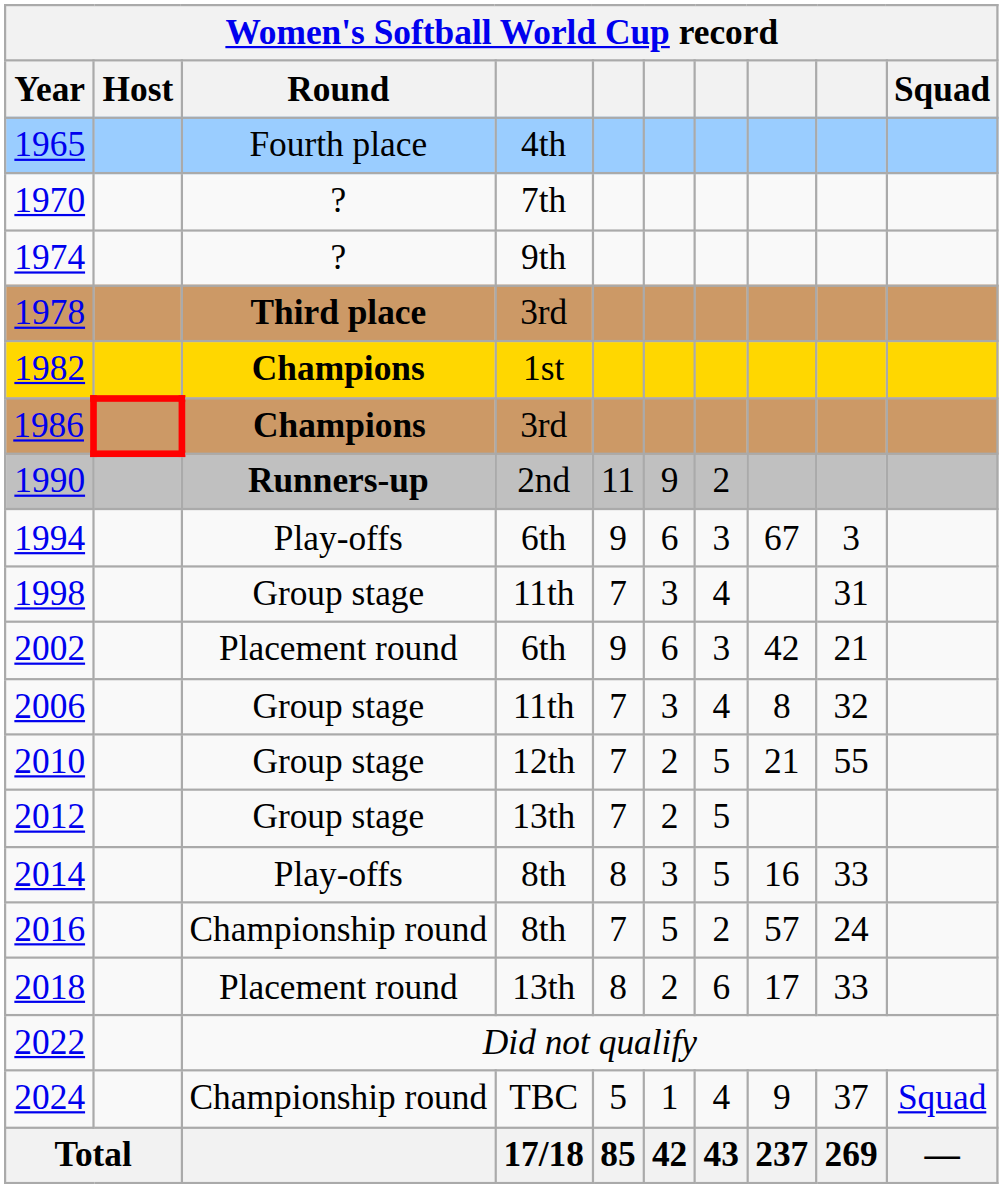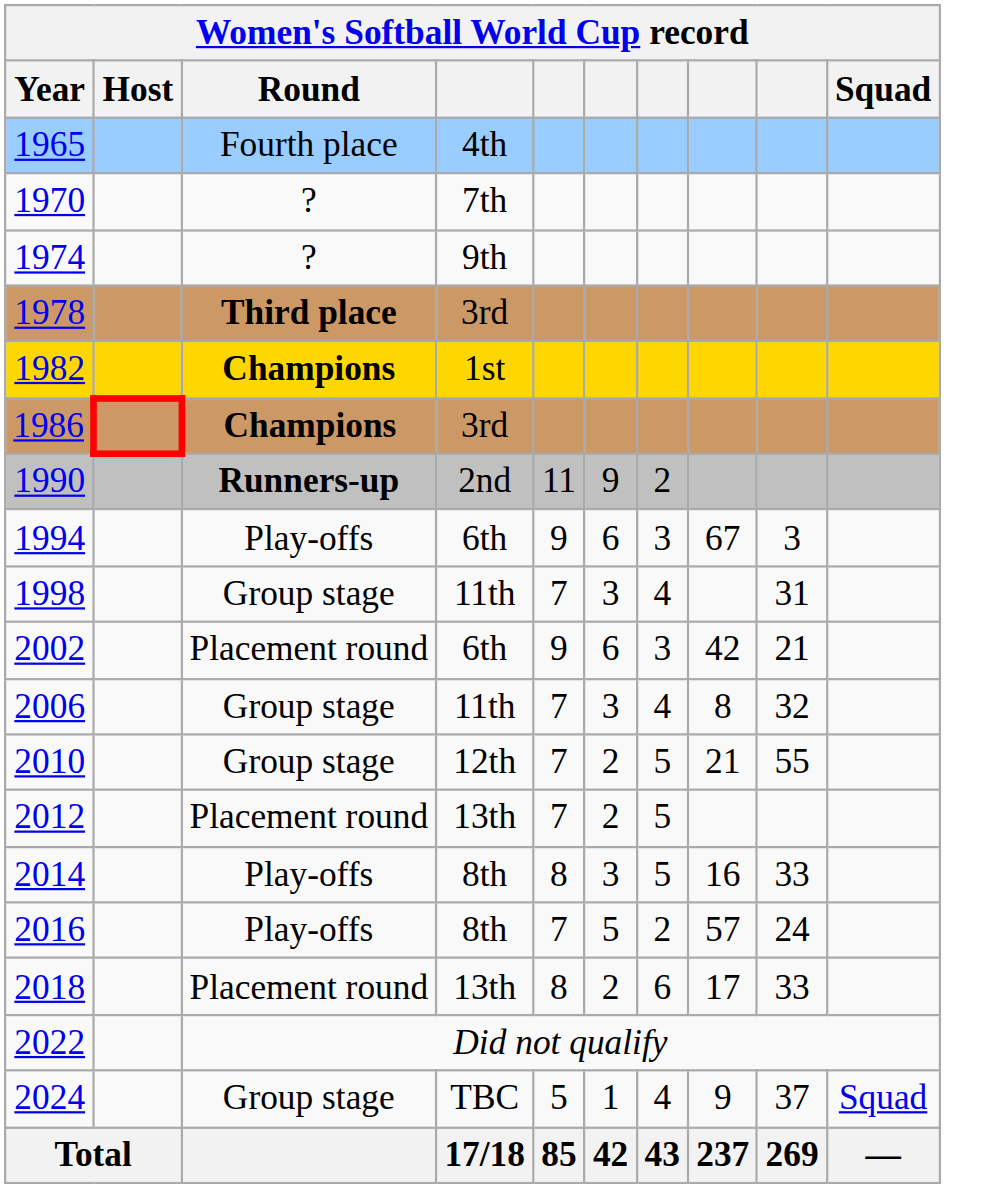(338, 817) Group stage -> (309, 817) Placement round
(338, 929) Championship round -> (309, 929) Play-offs
(338, 1098) Championship round -> (309, 1098) Group stage
